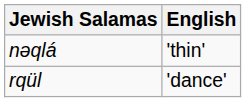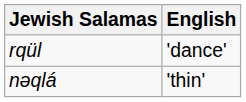rows swapped: (33, 50) <-> (25, 81)
